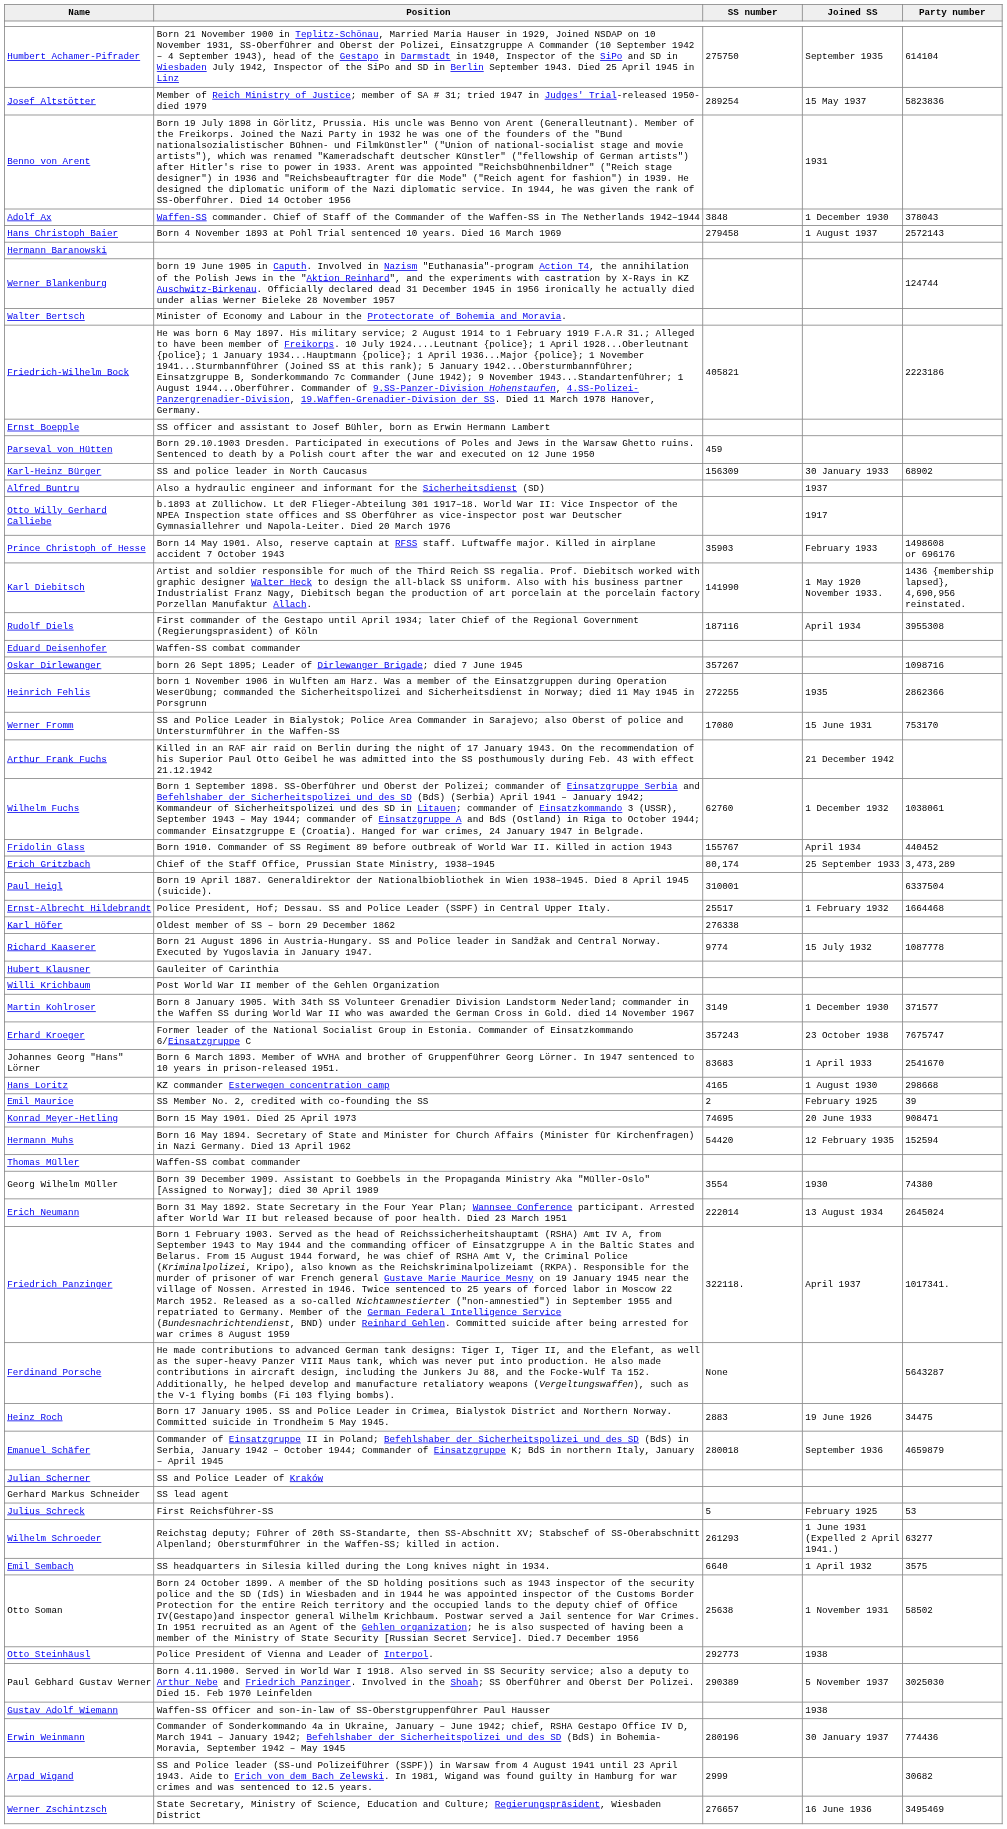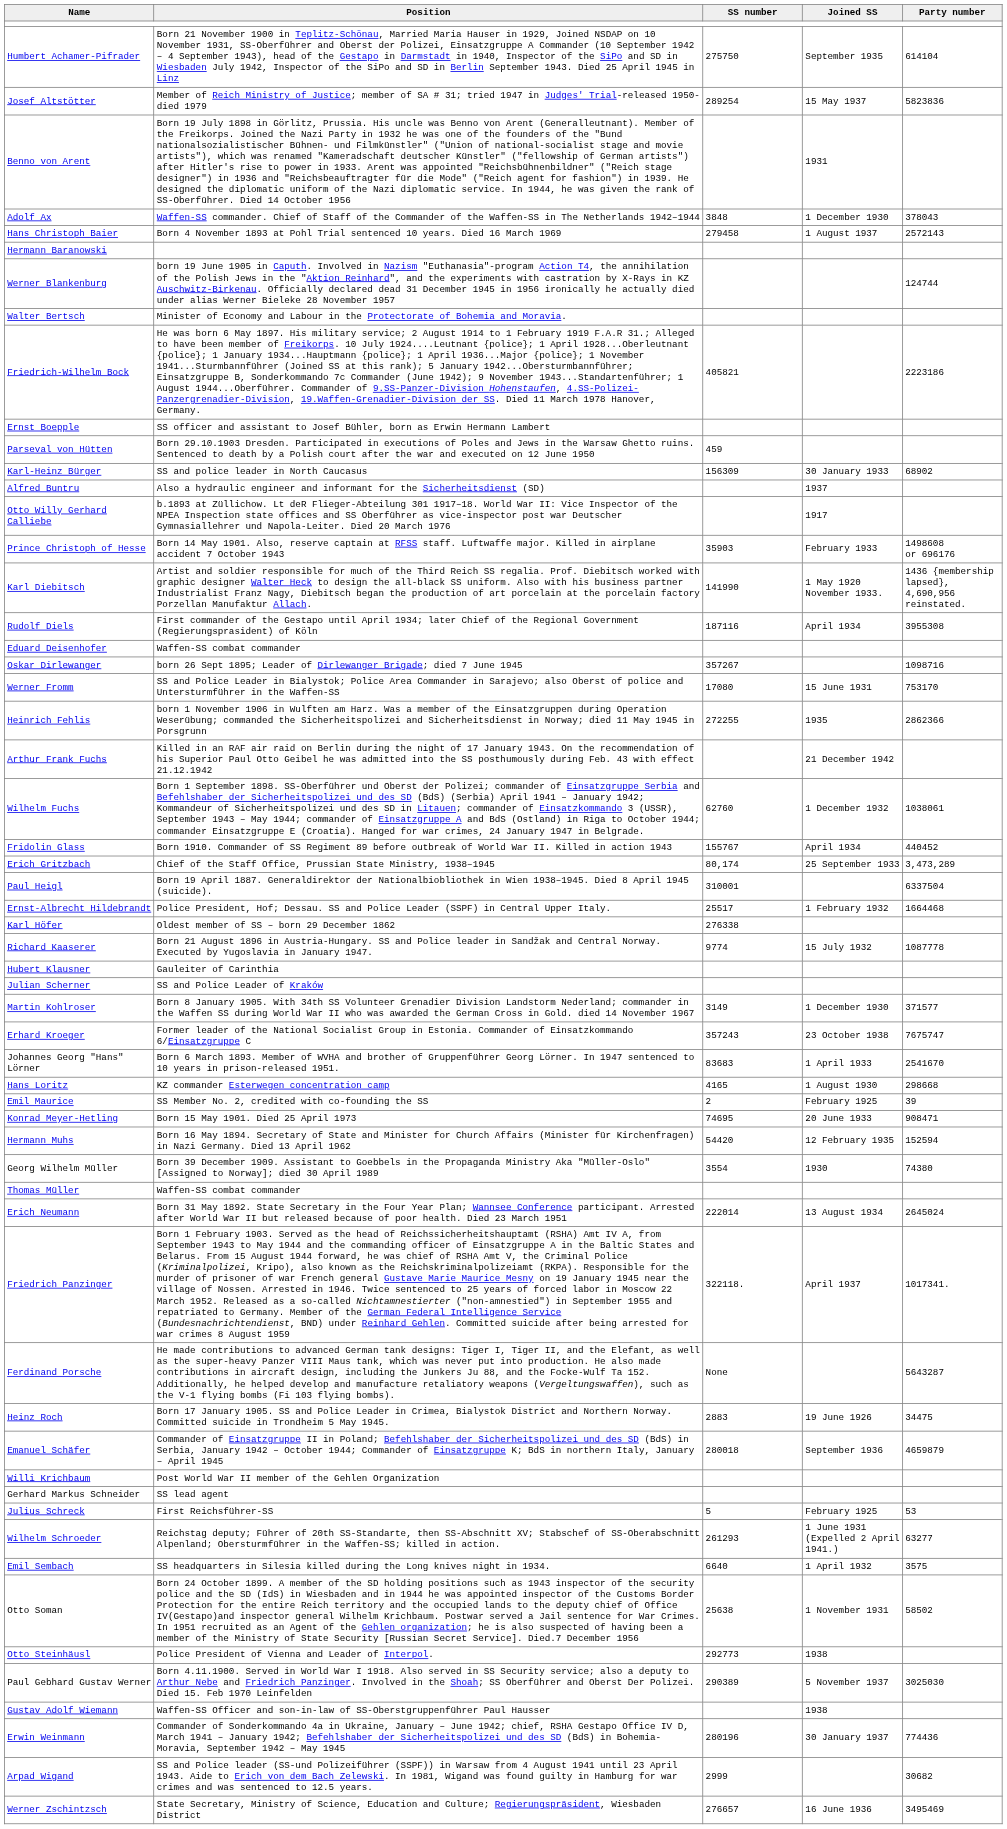rows swapped: (49, 693) <-> (40, 726)
rows swapped: (49, 986) <-> (49, 1478)
rows swapped: (63, 1185) <-> (43, 1163)
